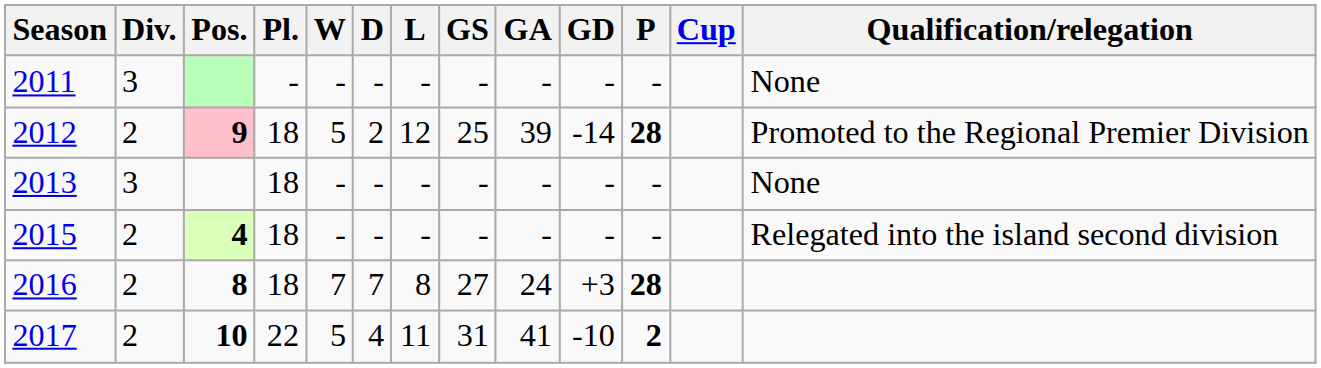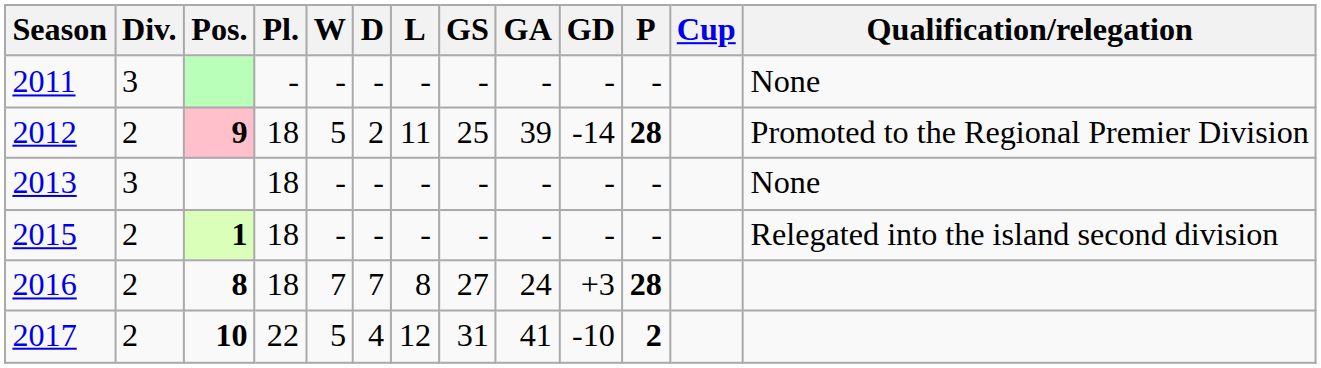(415, 132) 12 -> (416, 132) 11
(240, 234) 4 -> (240, 234) 1
(416, 336) 11 -> (415, 336) 12
